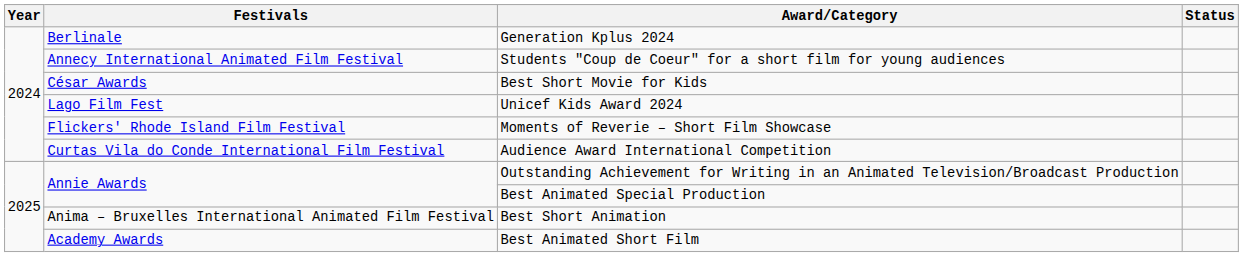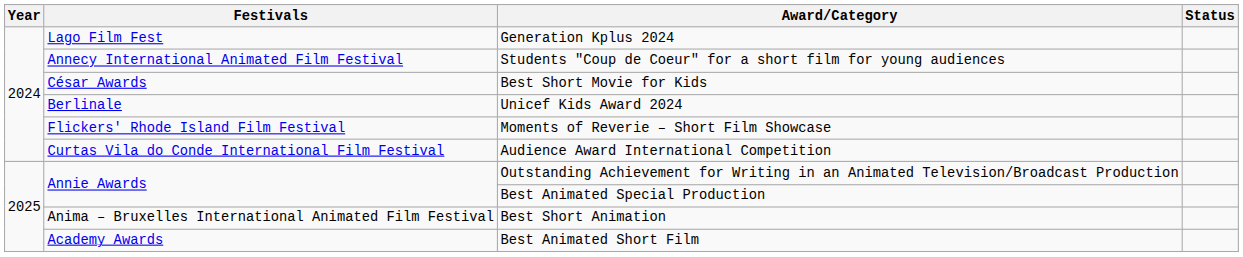(85, 38) Berlinale -> (105, 38) Lago Film Fest
(105, 106) Lago Film Fest -> (85, 106) Berlinale
